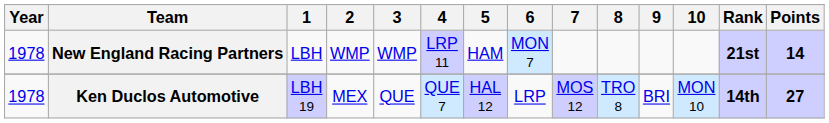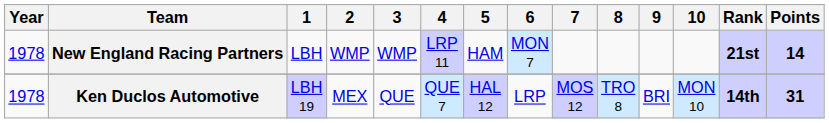(795, 96) 27 -> (795, 96) 31
